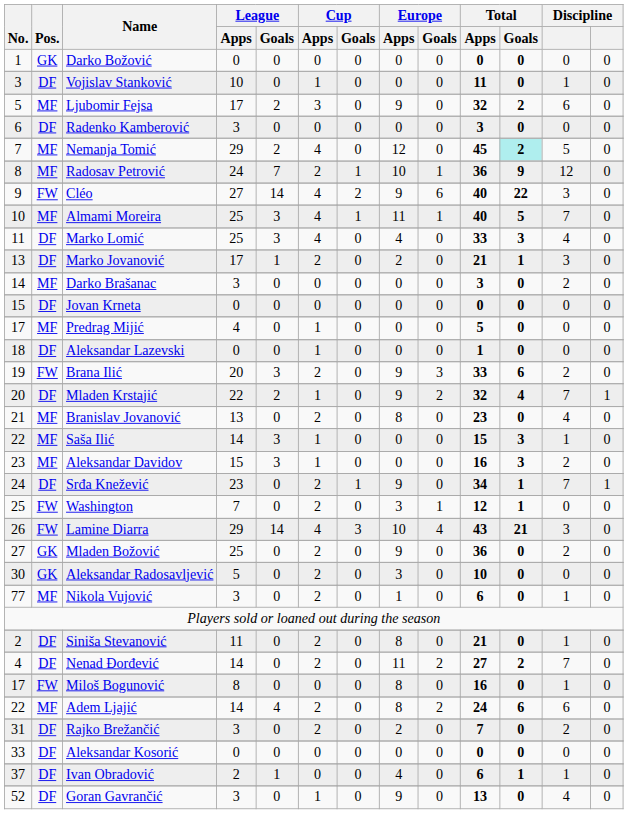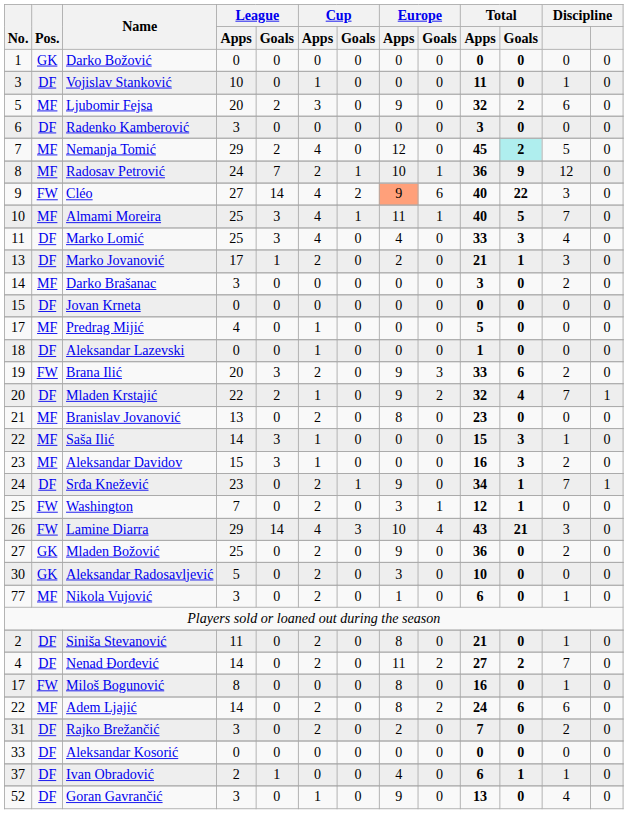(236, 104) 17 -> (236, 104) 20
(399, 194) no background -> (399, 194) lightsalmon background
(566, 417) 4 -> (566, 417) 0
(277, 707) 4 -> (277, 707) 0
